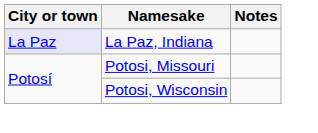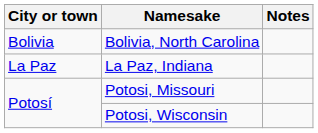+ row: (182, 41)
(32, 41) lavender background -> (32, 66) no background
